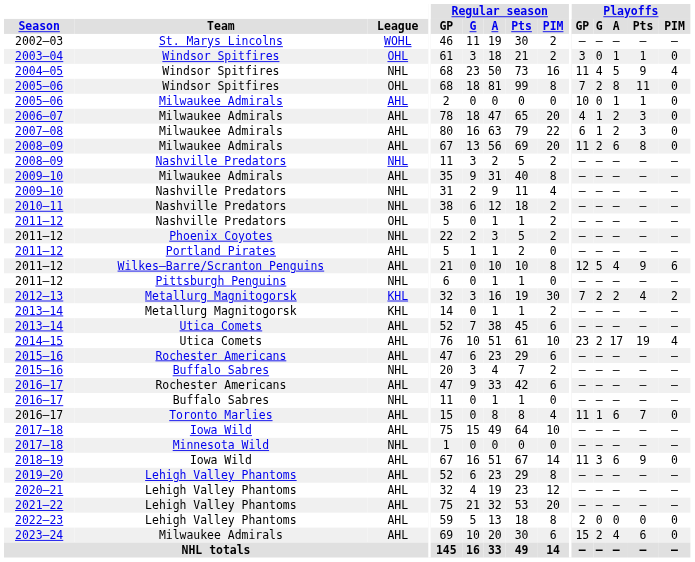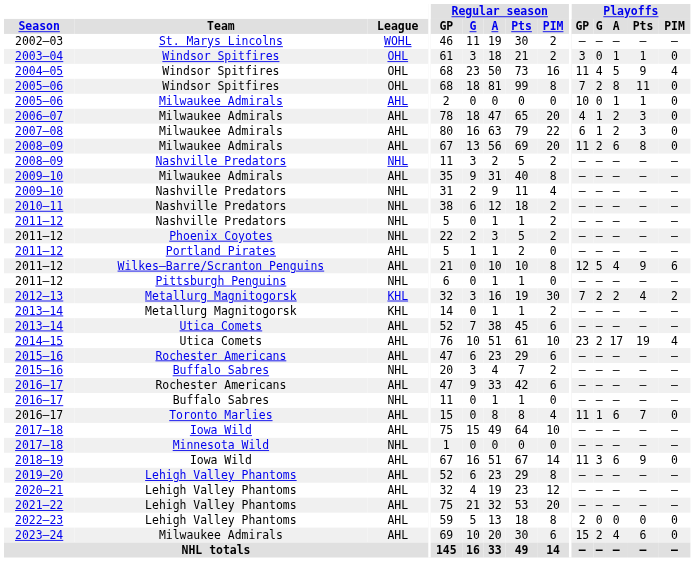(398, 71) NHL -> (398, 71) OHL
(398, 221) OHL -> (398, 221) NHL
